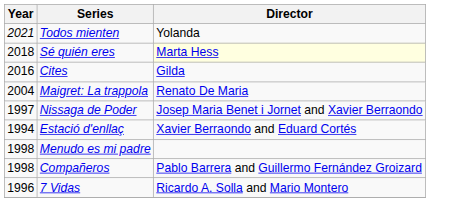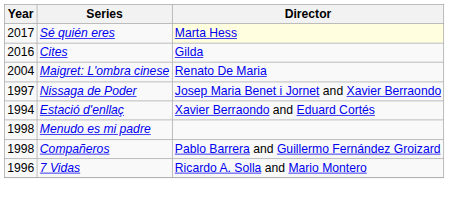- row: (80, 33)
(21, 52) 2018 -> (21, 33) 2017
+ row: (105, 71)
- row: (94, 91)
